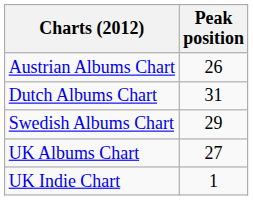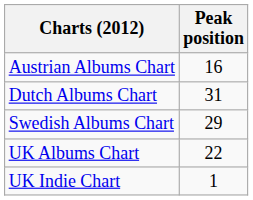(214, 67) 26 -> (214, 67) 16
(214, 152) 27 -> (214, 152) 22
